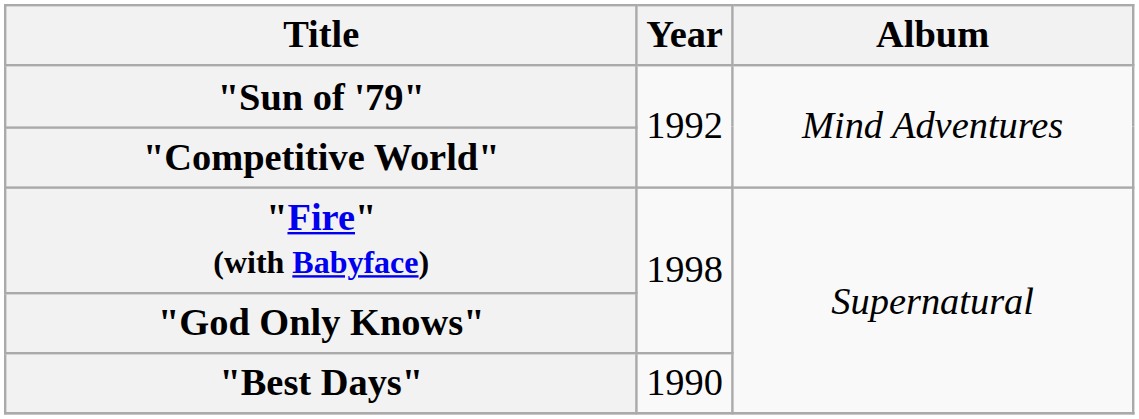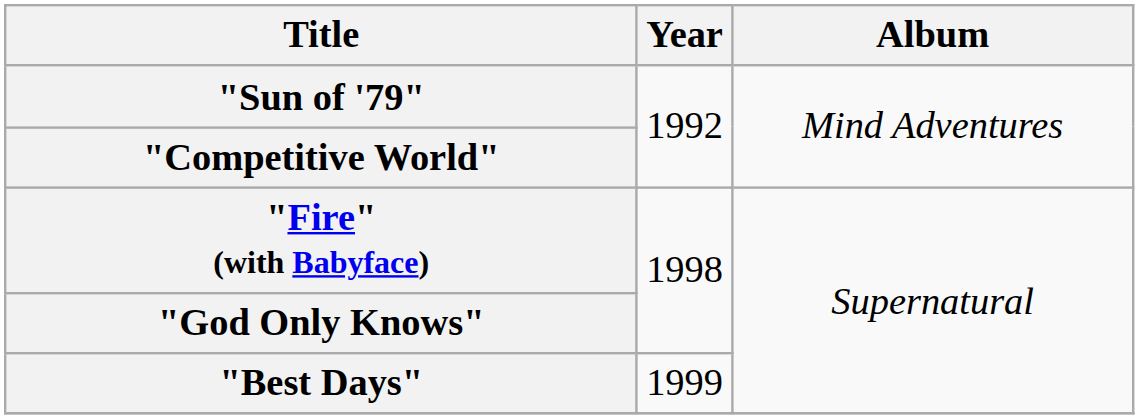(685, 382) 1990 -> (685, 382) 1999
